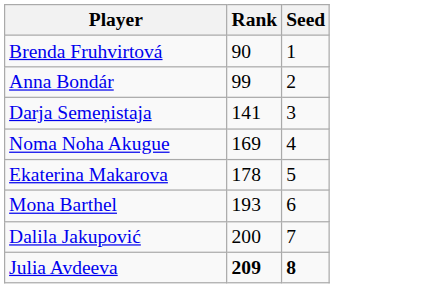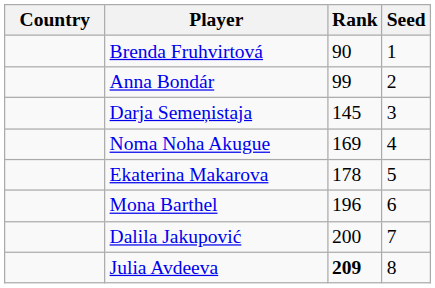+ column: (55, 19)
(246, 112) 141 -> (347, 112) 145
(246, 205) 193 -> (347, 205) 196
(291, 267) bold -> (392, 267) normal
